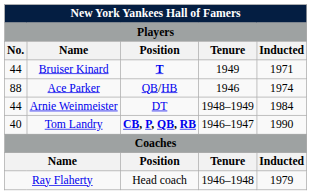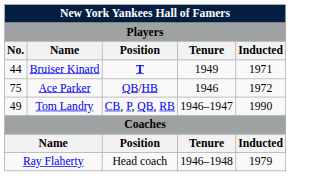(16, 87) 88 -> (16, 87) 75
(282, 87) 1974 -> (261, 87) 1972
- row: (74, 106)
(16, 124) 40 -> (16, 106) 49
(160, 124) bold -> (140, 106) normal
